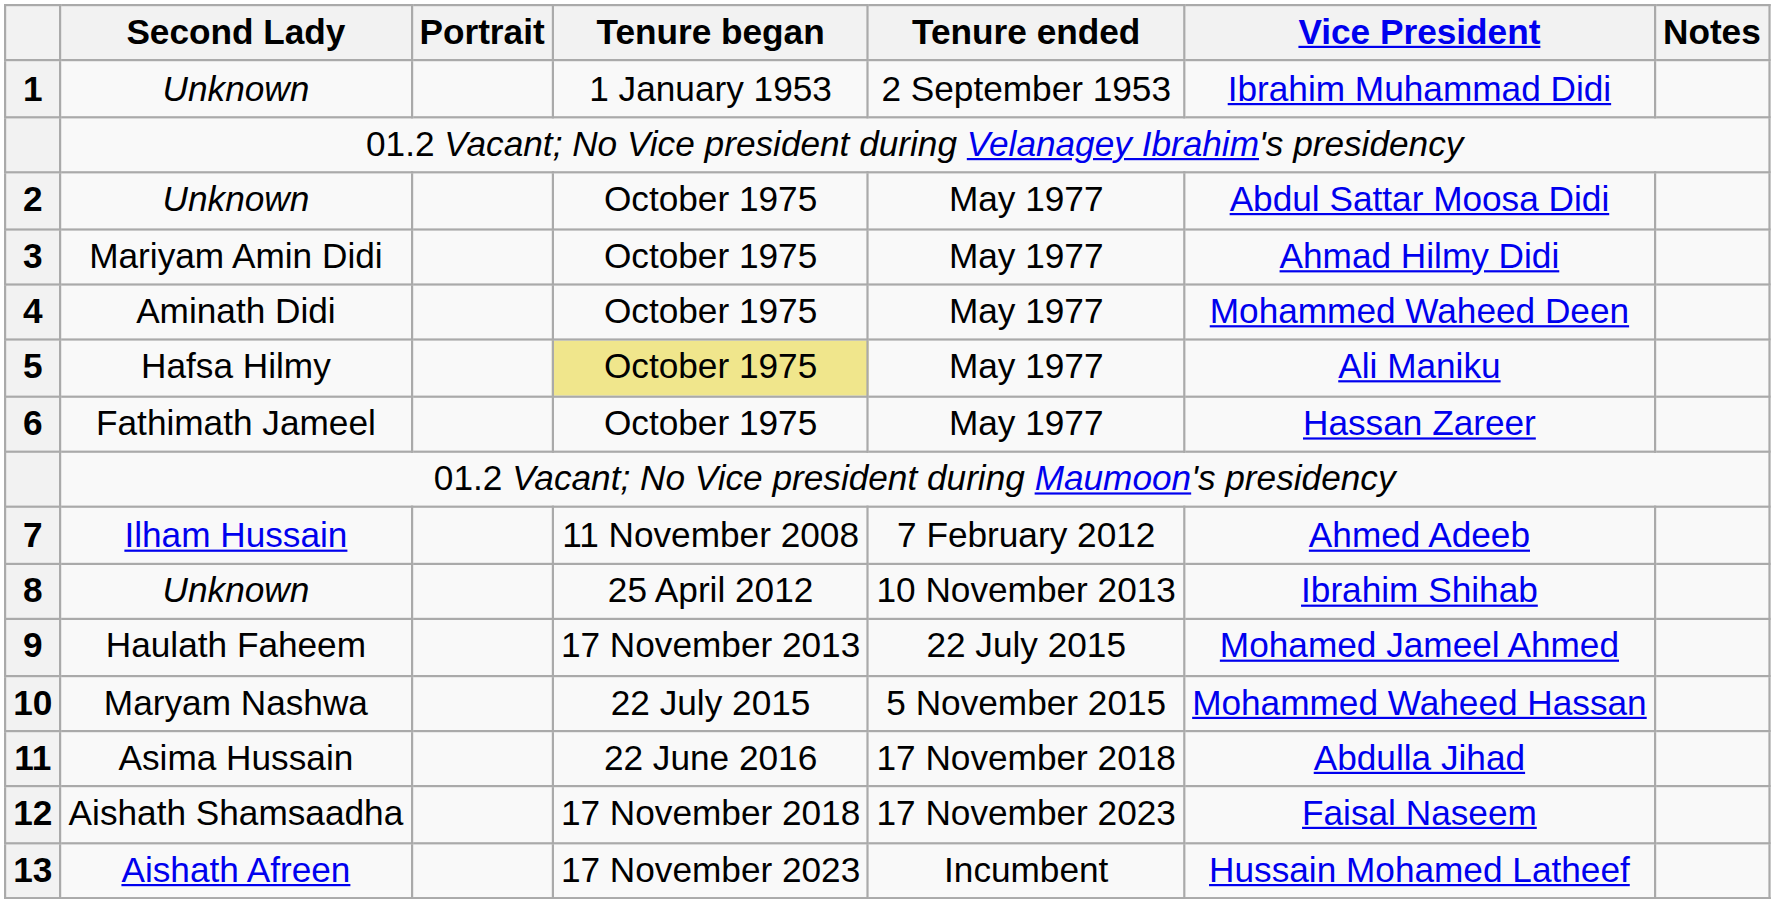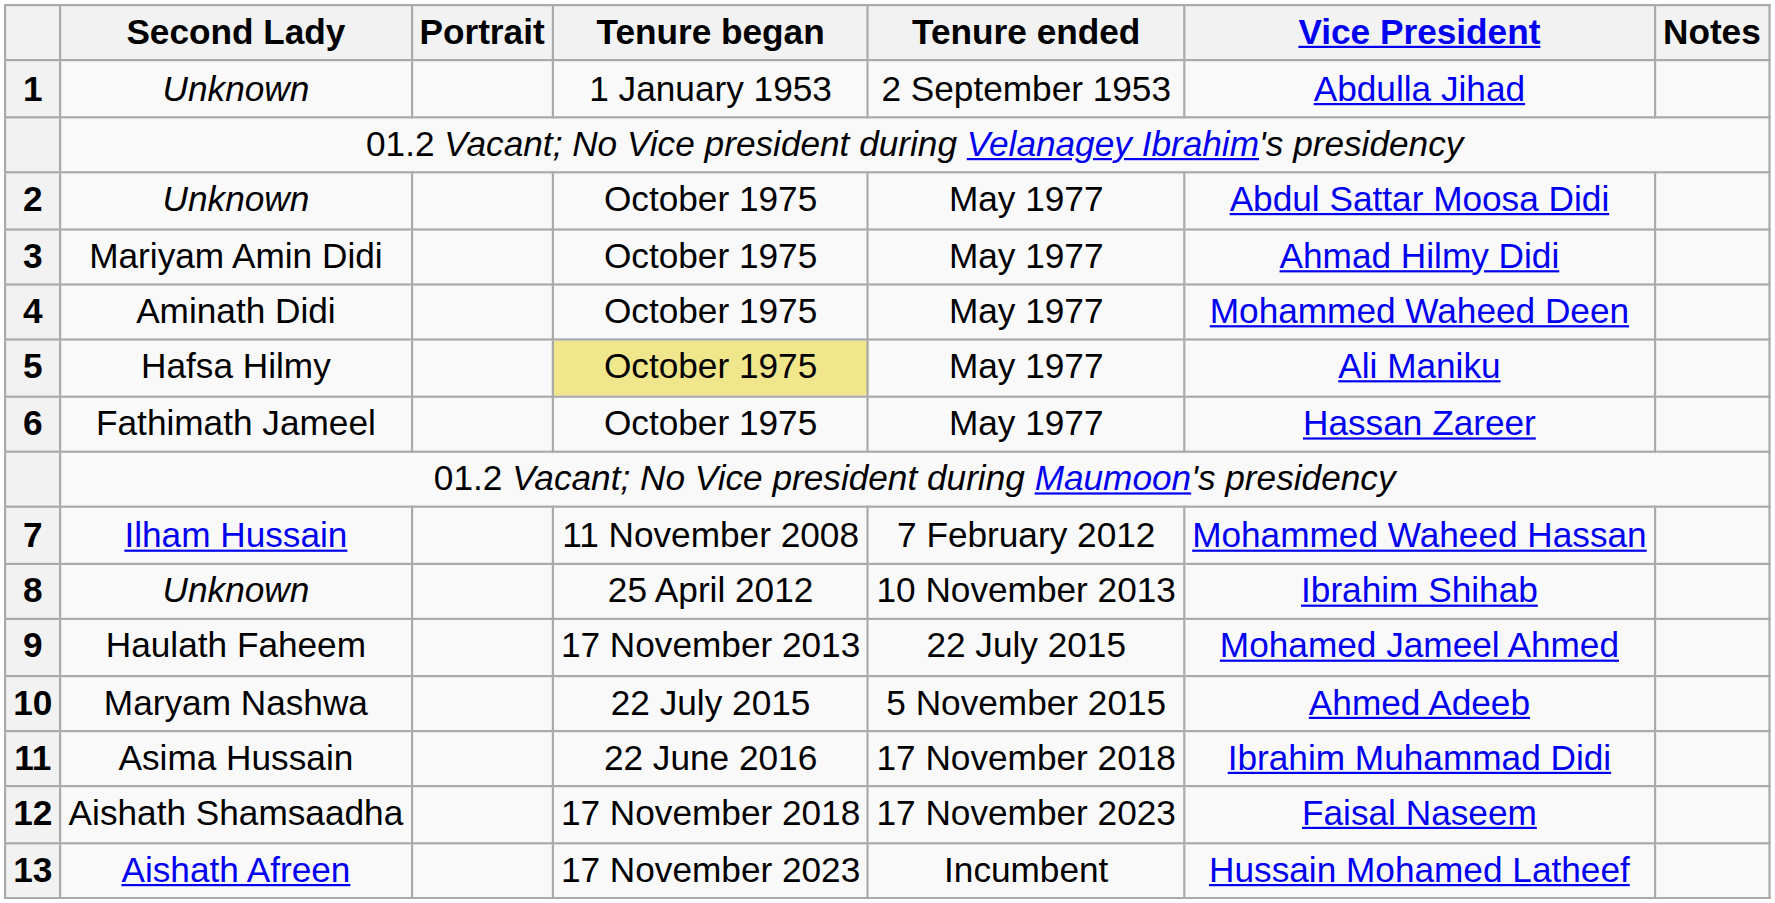(1419, 88) Ibrahim Muhammad Didi -> (1419, 88) Abdulla Jihad
(1419, 534) Ahmed Adeeb -> (1419, 534) Mohammed Waheed Hassan
(1419, 702) Mohammed Waheed Hassan -> (1419, 702) Ahmed Adeeb
(1419, 758) Abdulla Jihad -> (1419, 758) Ibrahim Muhammad Didi
